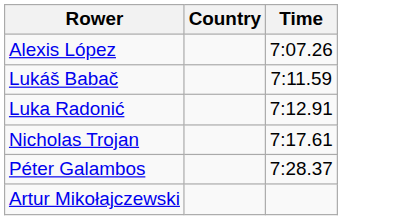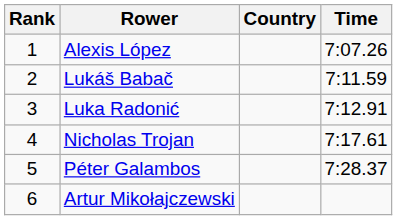+ column: (32, 19)
